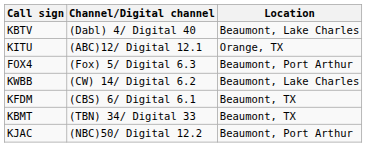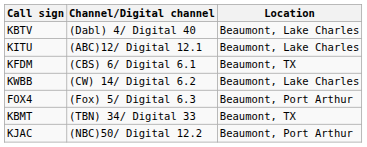(252, 47) Orange, TX -> (290, 47) Beaumont, Lake Charles
rows swapped: (20, 99) <-> (20, 64)
